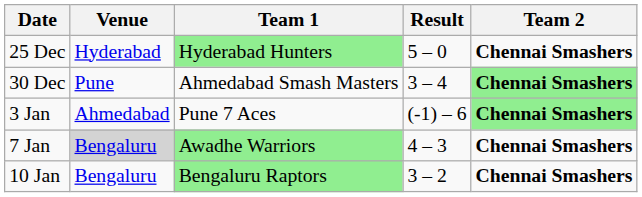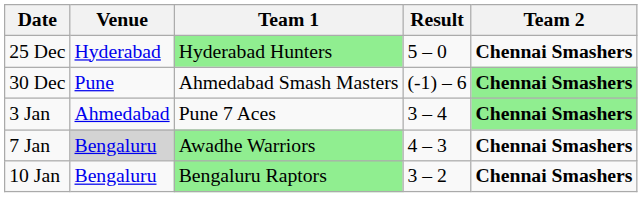(427, 82) 3 – 4 -> (437, 82) (-1) – 6
(437, 113) (-1) – 6 -> (427, 113) 3 – 4
